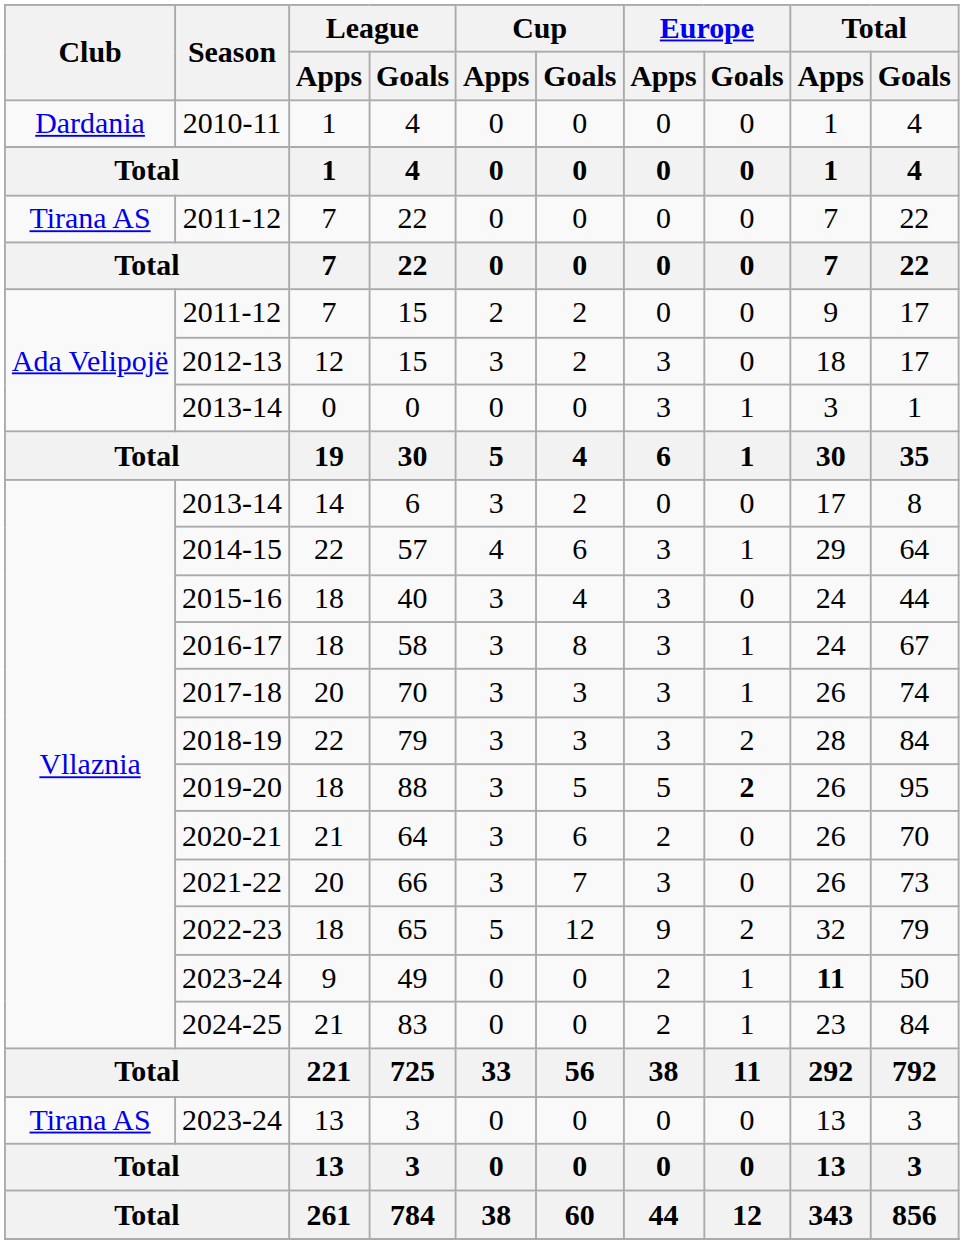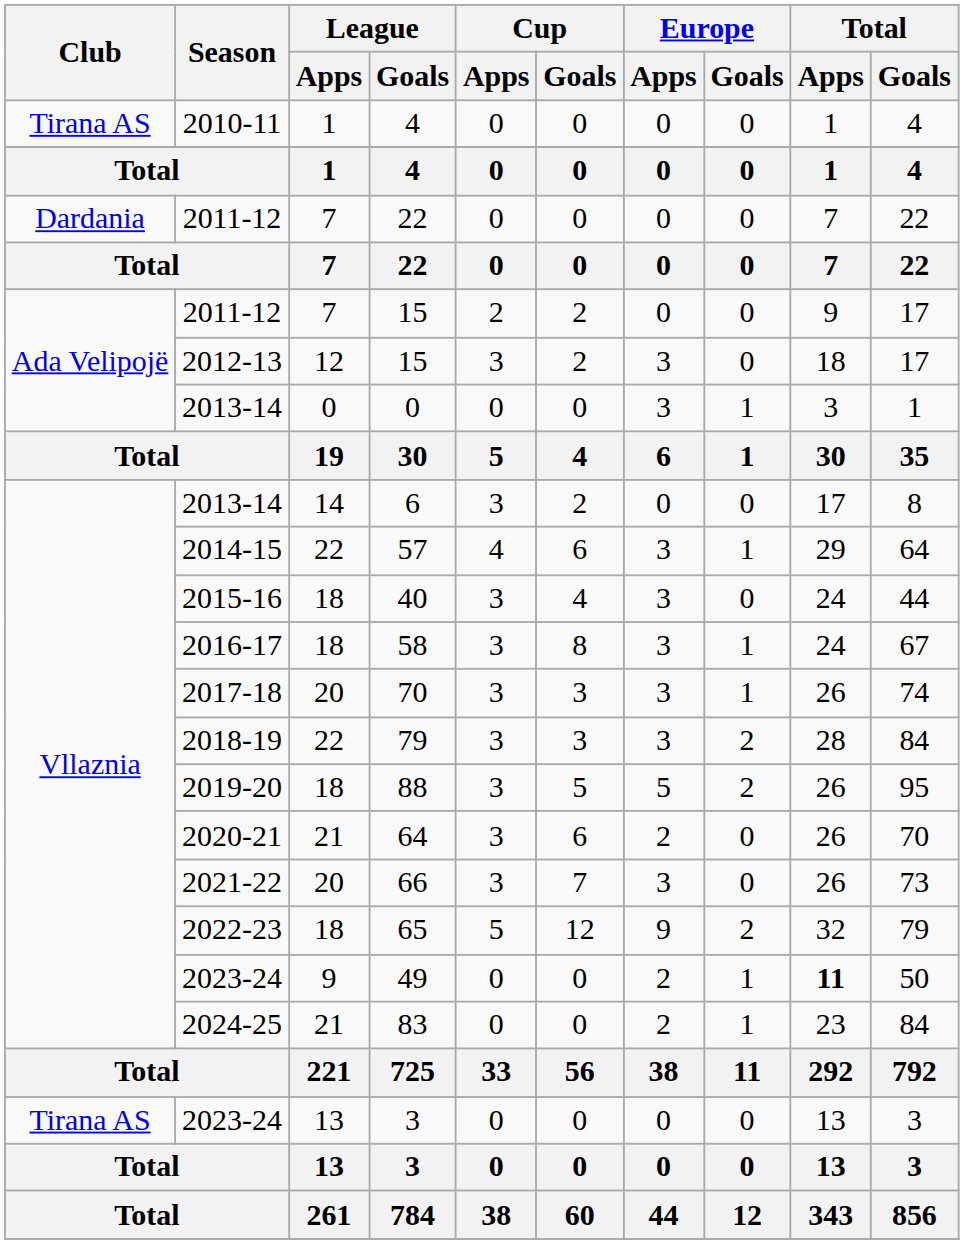(90, 123) Dardania -> (90, 123) Tirana AS
(90, 218) Tirana AS -> (90, 218) Dardania
(747, 787) bold -> (747, 787) normal
